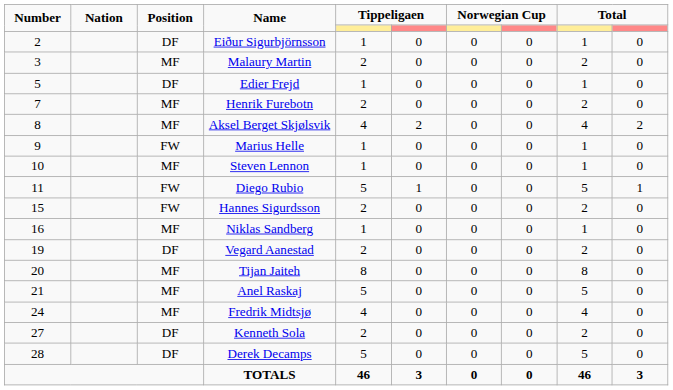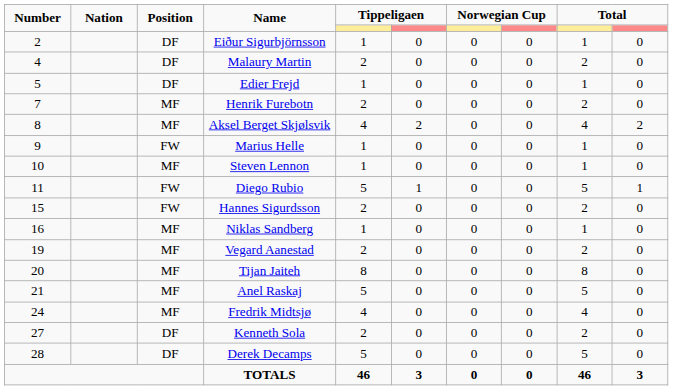(38, 62) 3 -> (38, 62) 4
(170, 62) MF -> (170, 62) DF
(170, 249) DF -> (170, 249) MF
